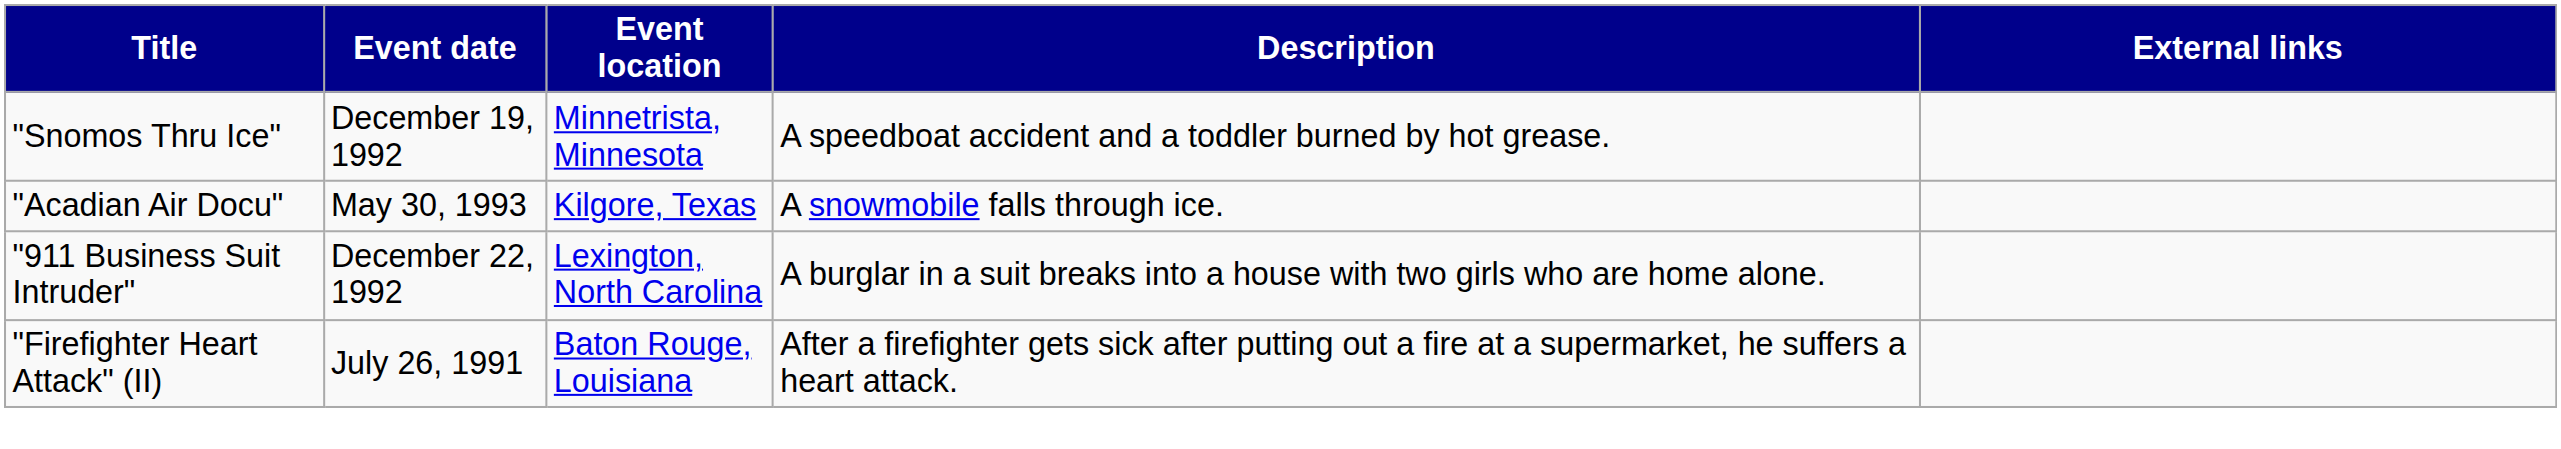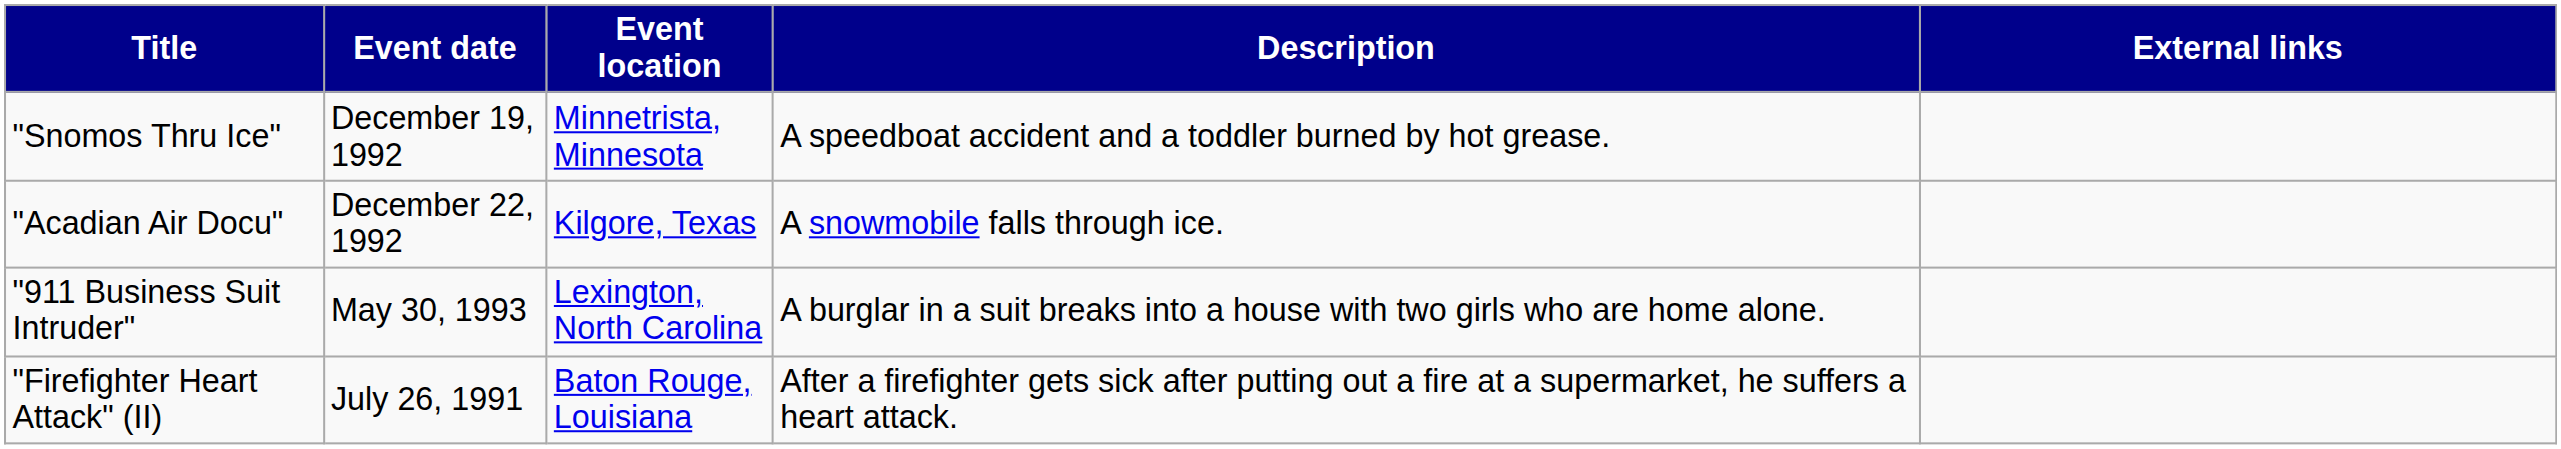(429, 205) May 30, 1993 -> (432, 223) December 22, 1992
(432, 274) December 22, 1992 -> (429, 311) May 30, 1993
